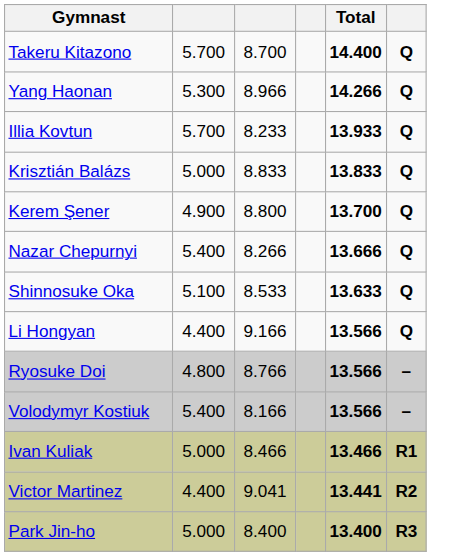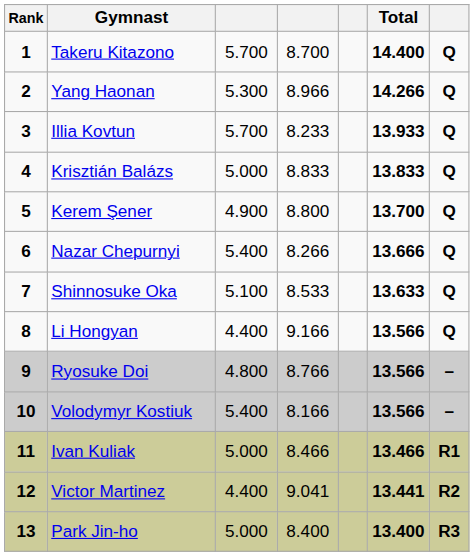+ column: (26, 19)
